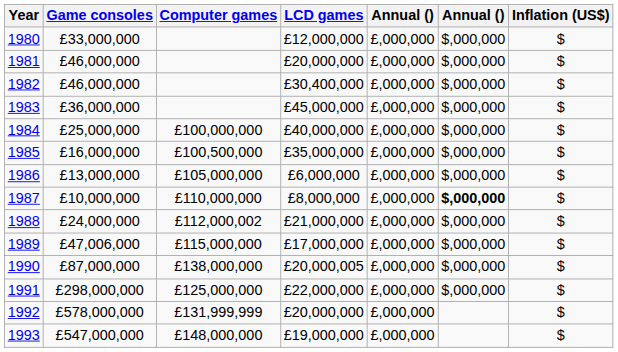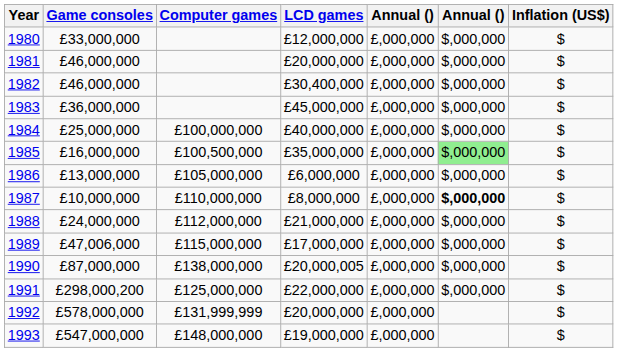(473, 152) no background -> (473, 152) lightgreen background
(218, 221) £112,000,002 -> (218, 221) £112,000,000
(100, 289) £298,000,000 -> (100, 289) £298,000,200
